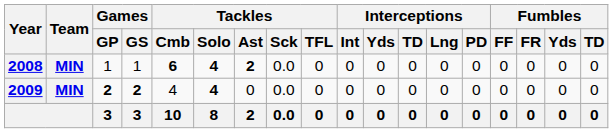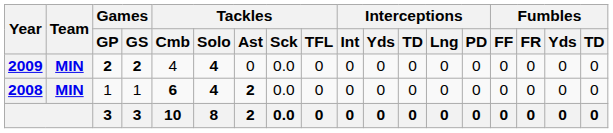rows swapped: (25, 66) <-> (25, 90)
